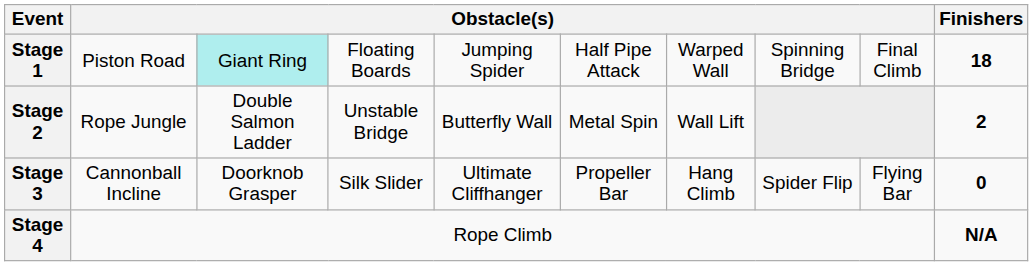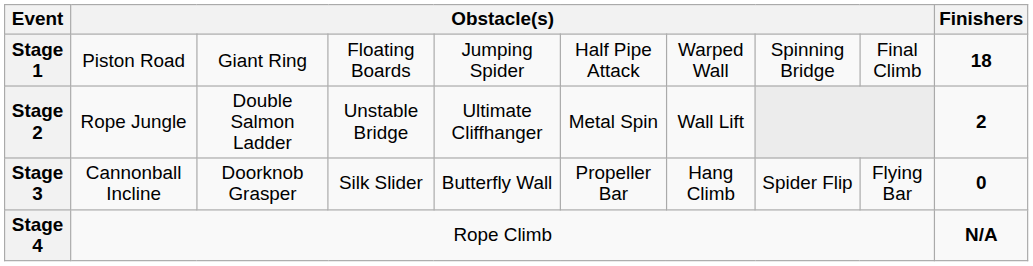(263, 60) paleturquoise background -> (263, 60) no background
(497, 121) Butterfly Wall -> (497, 121) Ultimate Cliffhanger
(497, 183) Ultimate Cliffhanger -> (497, 183) Butterfly Wall
